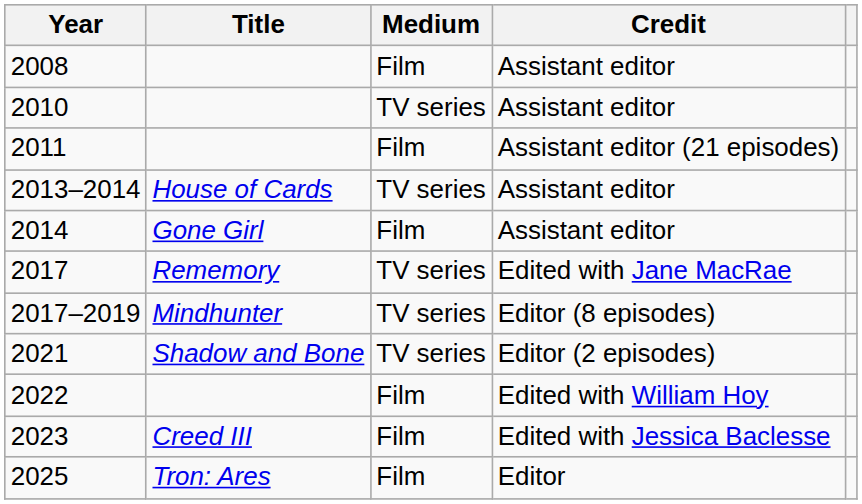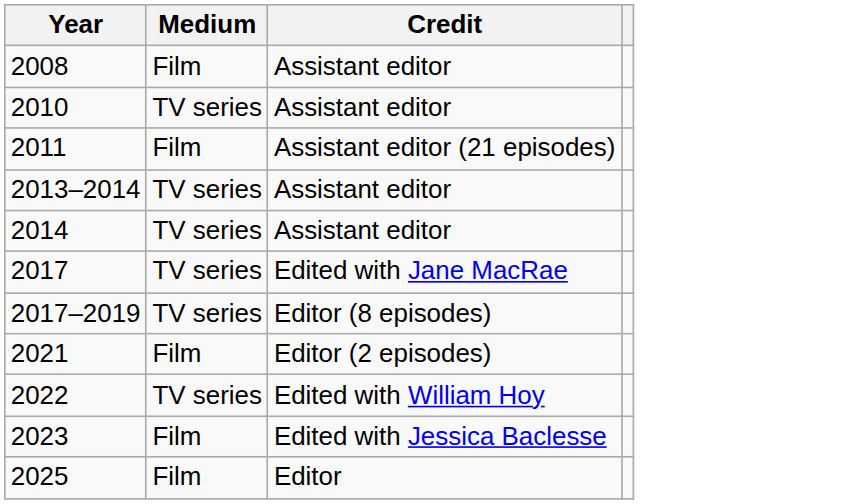- column: (258, 25)
(401, 230) Film -> (207, 230) TV series
(431, 353) TV series -> (177, 353) Film
(401, 395) Film -> (207, 395) TV series
